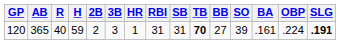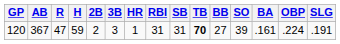(40, 30) 365 -> (40, 30) 367
(60, 30) 40 -> (60, 30) 47
(321, 30) bold -> (321, 30) normal
